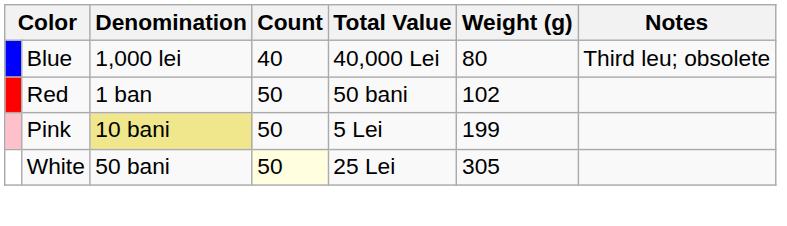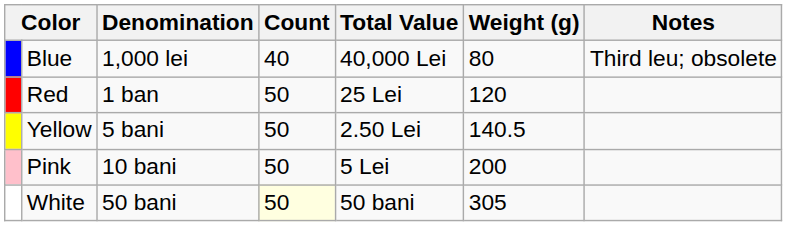(371, 94) 50 bani -> (371, 94) 25 Lei
(481, 94) 102 -> (488, 94) 120
+ row: (59, 130)
(133, 130) khaki background -> (139, 166) no background
(481, 130) 199 -> (488, 166) 200
(364, 166) 25 Lei -> (377, 202) 50 bani
